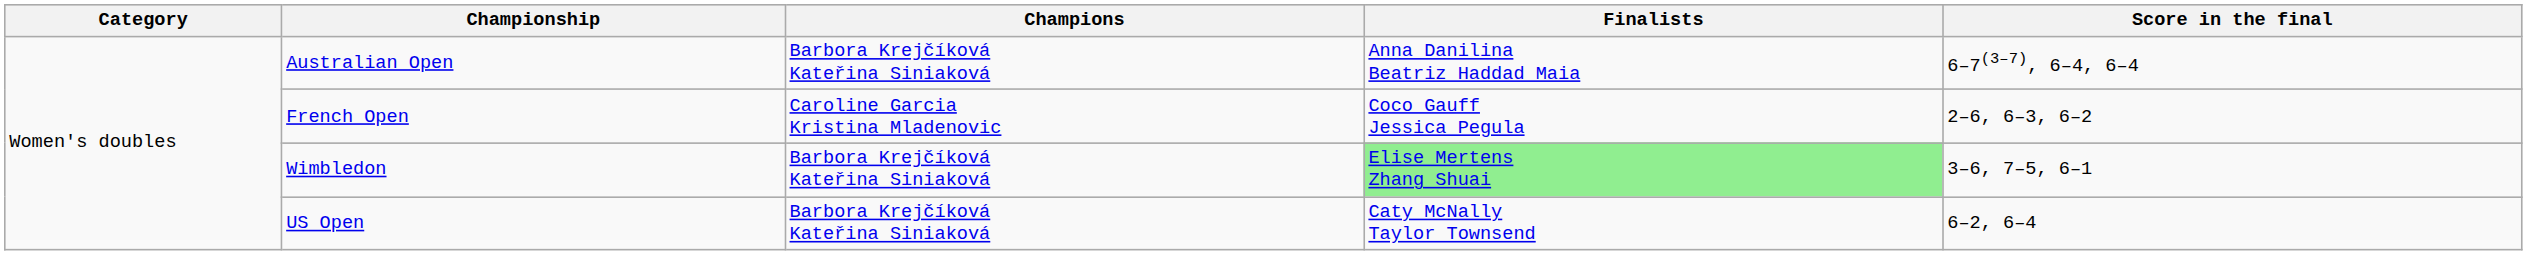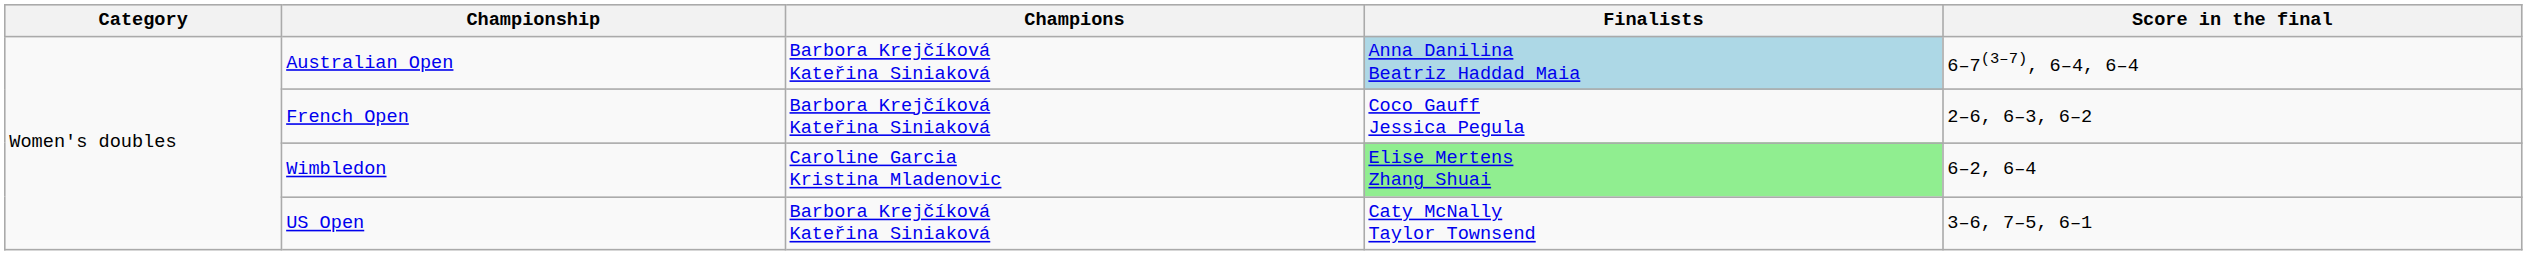(1474, 62) no background -> (1474, 62) lightblue background
(895, 116) Caroline Garcia Kristina Mladenovic -> (890, 116) Barbora Krejčíková Kateřina Siniaková
(890, 170) Barbora Krejčíková Kateřina Siniaková -> (895, 170) Caroline Garcia Kristina Mladenovic
(2020, 170) 3–6, 7–5, 6–1 -> (1992, 170) 6–2, 6–4
(1992, 223) 6–2, 6–4 -> (2020, 223) 3–6, 7–5, 6–1
